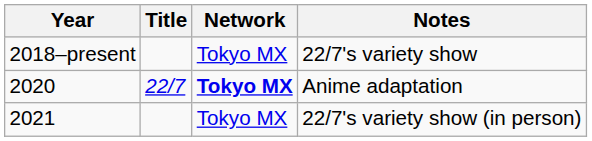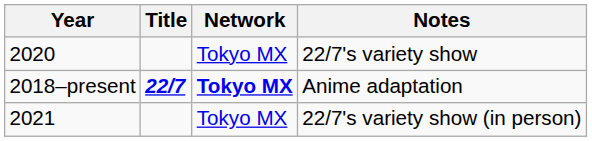(73, 53) 2018–present -> (32, 53) 2020
(32, 86) 2020 -> (73, 86) 2018–present
(165, 86) normal -> (165, 86) bold
